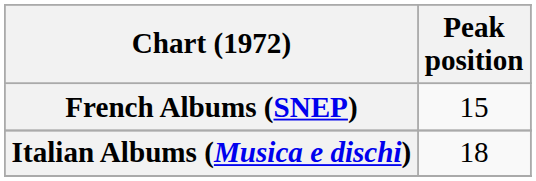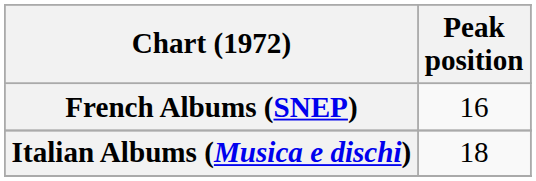(474, 106) 15 -> (474, 106) 16
